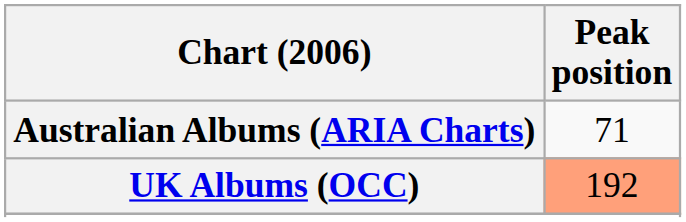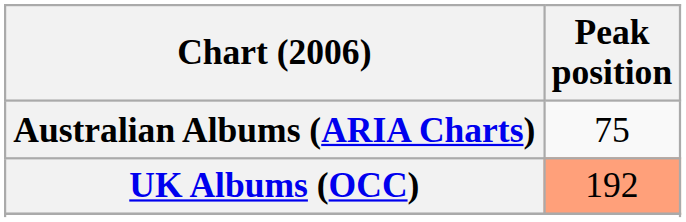(612, 128) 71 -> (612, 128) 75
